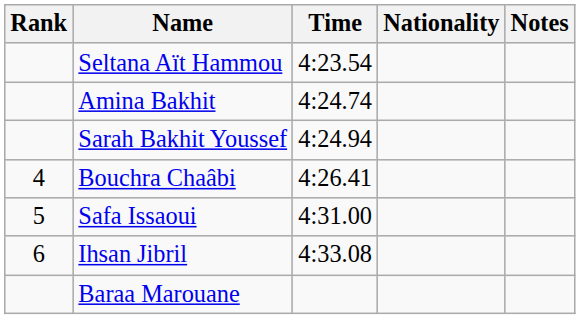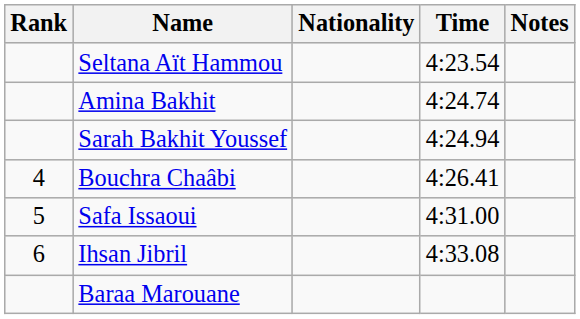columns swapped: (441, 23) <-> (335, 23)
